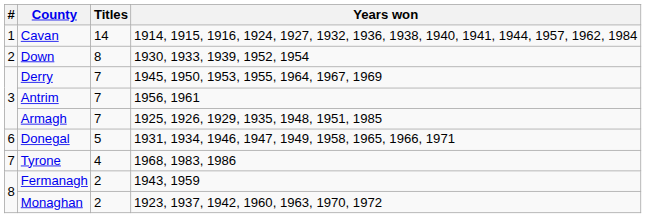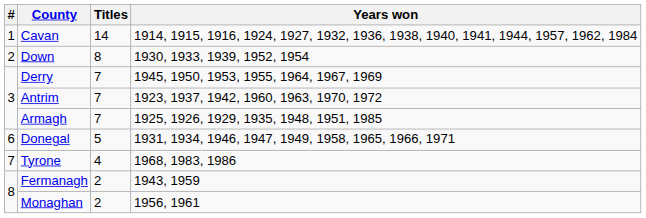(167, 98) 1956, 1961 -> (258, 98) 1923, 1937, 1942, 1960, 1963, 1970, 1972
(258, 202) 1923, 1937, 1942, 1960, 1963, 1970, 1972 -> (167, 202) 1956, 1961
